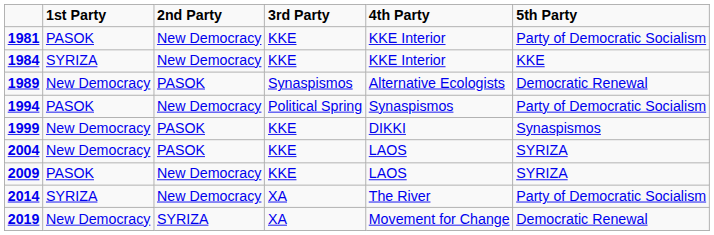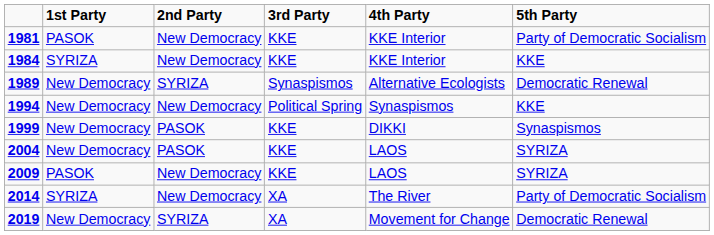(181, 83) PASOK -> (183, 83) SYRIZA
(70, 106) PASOK -> (98, 106) New Democracy
(611, 106) Party of Democratic Socialism -> (530, 106) KKE
